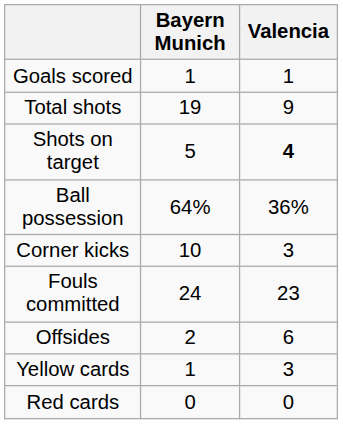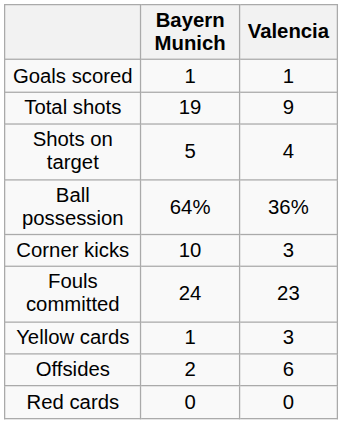(288, 151) bold -> (288, 151) normal
rows swapped: (73, 337) <-> (73, 369)
